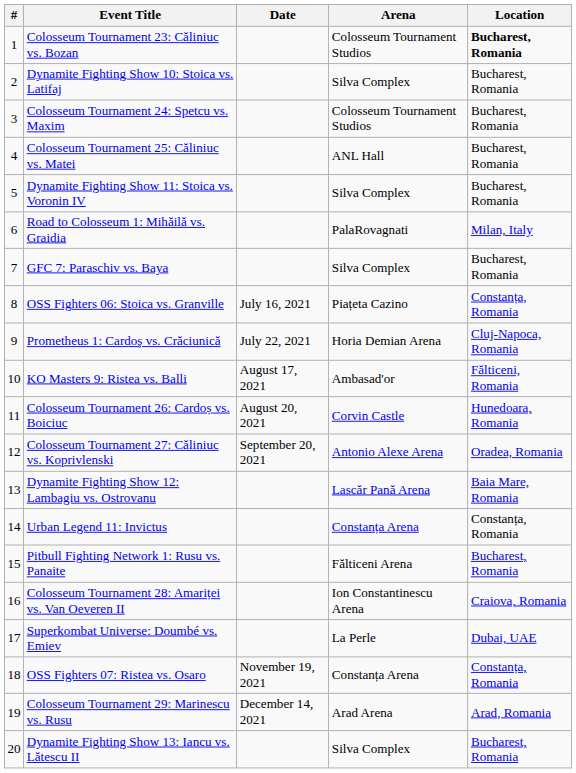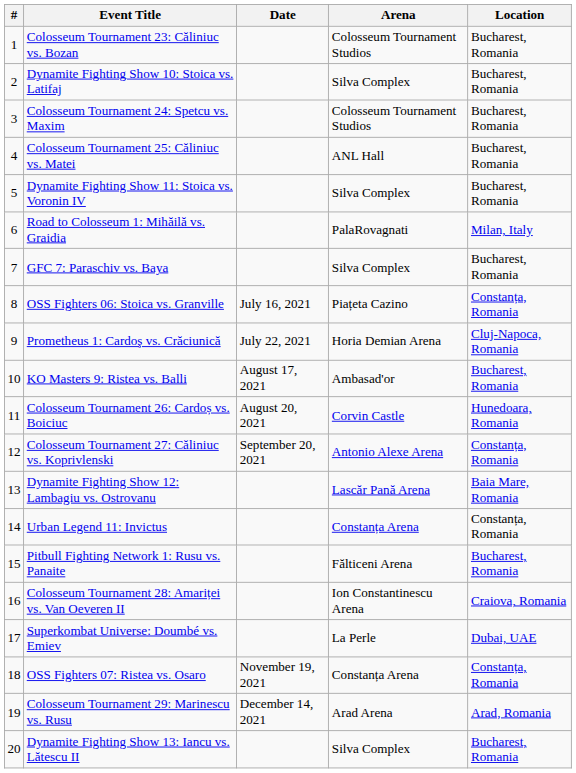(501, 45) bold -> (499, 45) normal
(496, 378) Fălticeni, Romania -> (499, 378) Bucharest, Romania
(517, 452) Oradea, Romania -> (499, 452) Constanța, Romania
